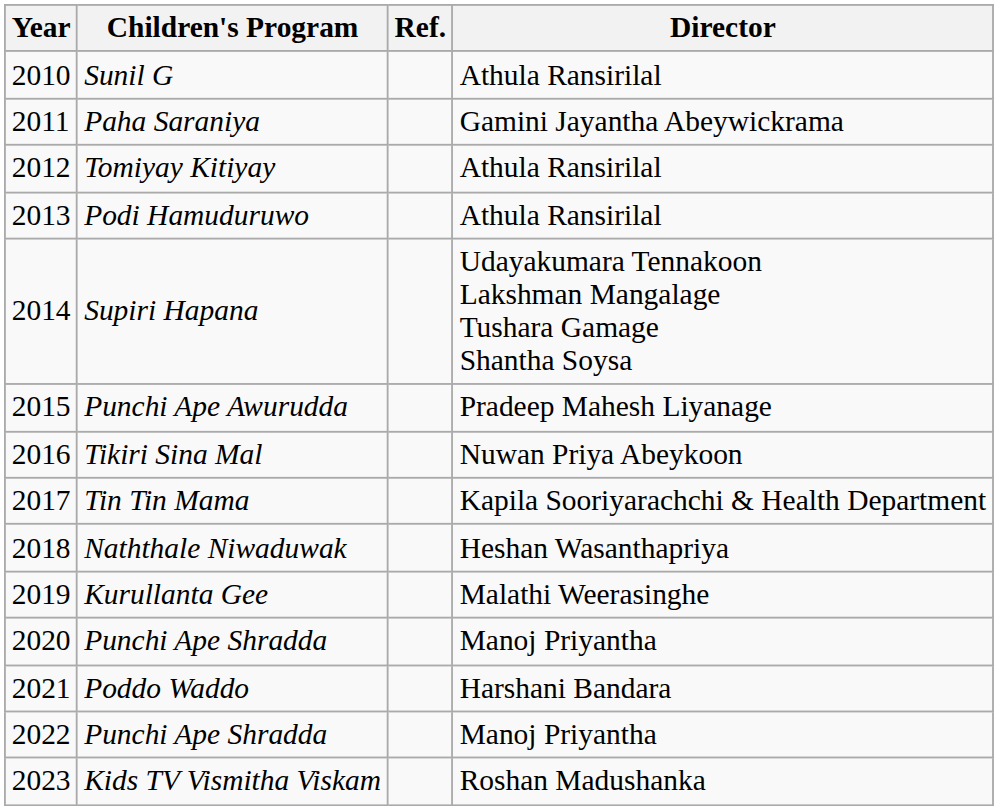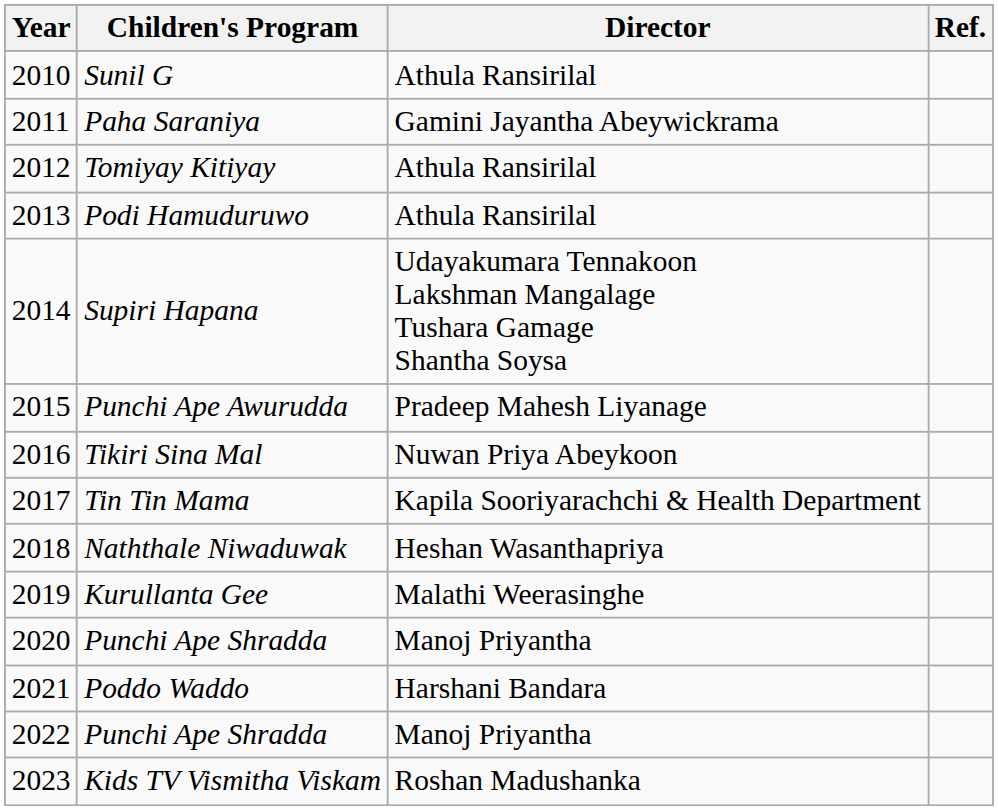columns swapped: (723, 27) <-> (420, 27)
